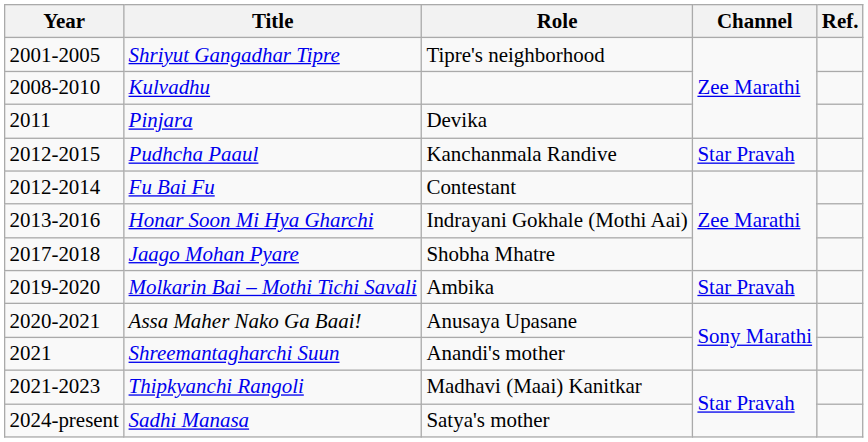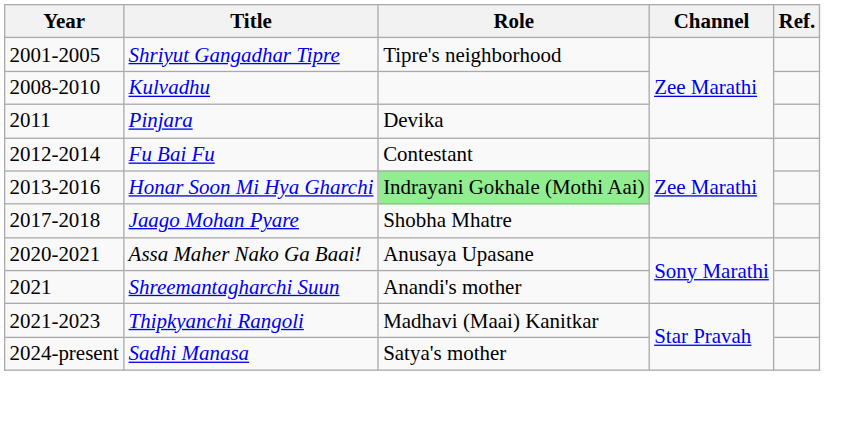- row: (193, 154)
(557, 220) no background -> (514, 187) lightgreen background
- row: (273, 287)
